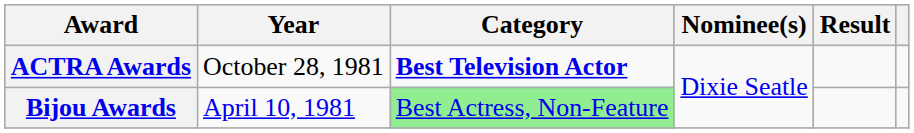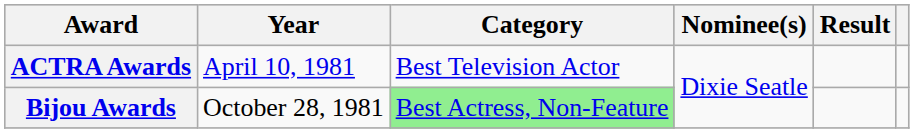(293, 66) October 28, 1981 -> (279, 66) April 10, 1981
(512, 66) bold -> (508, 66) normal
(279, 107) April 10, 1981 -> (293, 107) October 28, 1981
